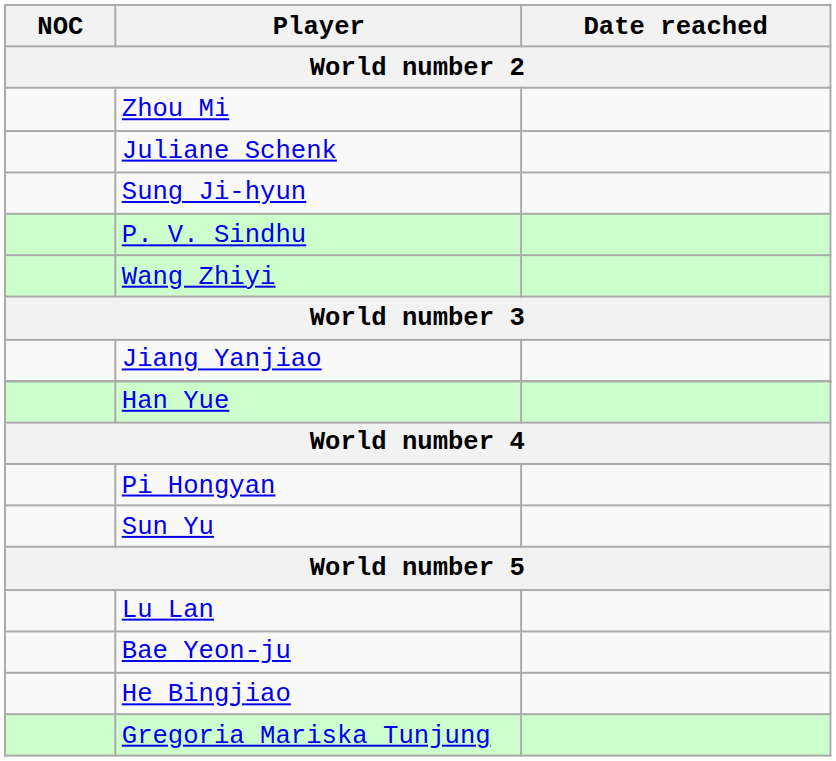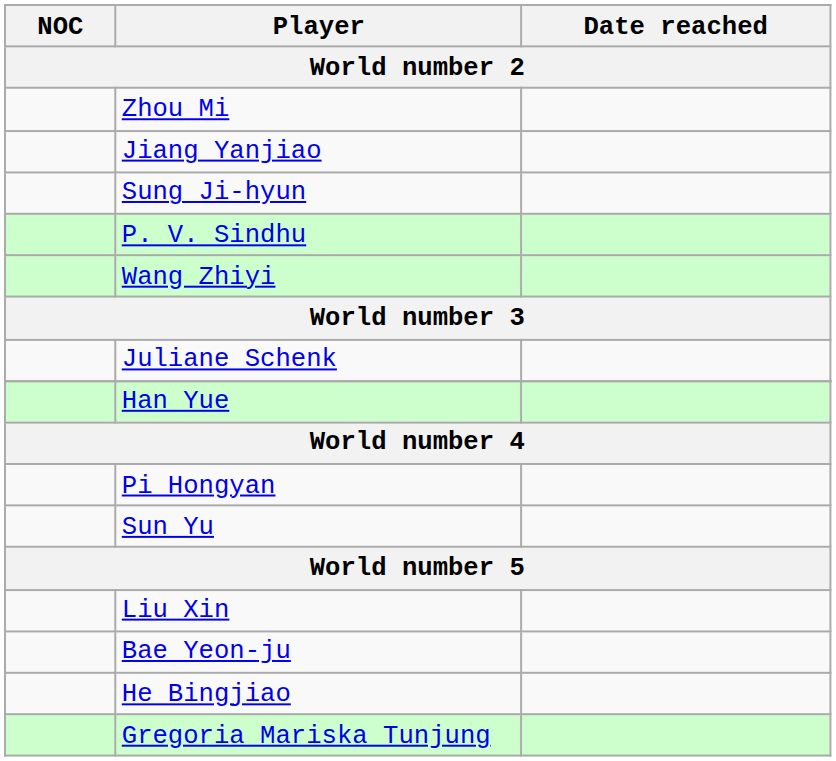rows swapped: (229, 151) <-> (222, 360)
- row: (168, 610)
+ row: (176, 610)
